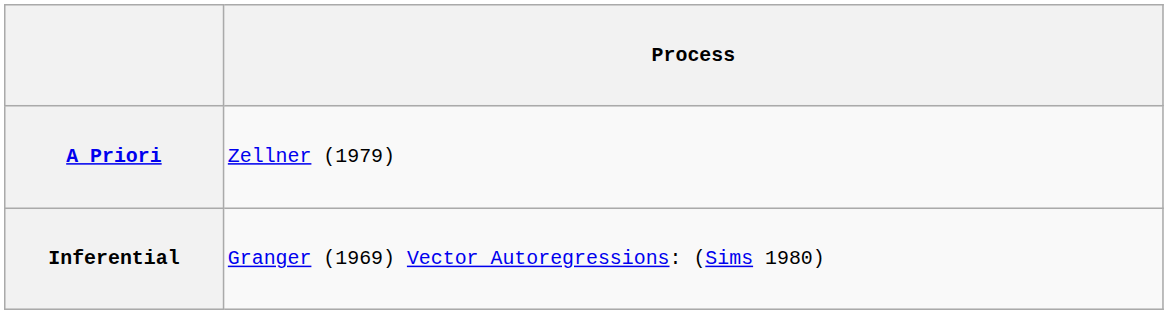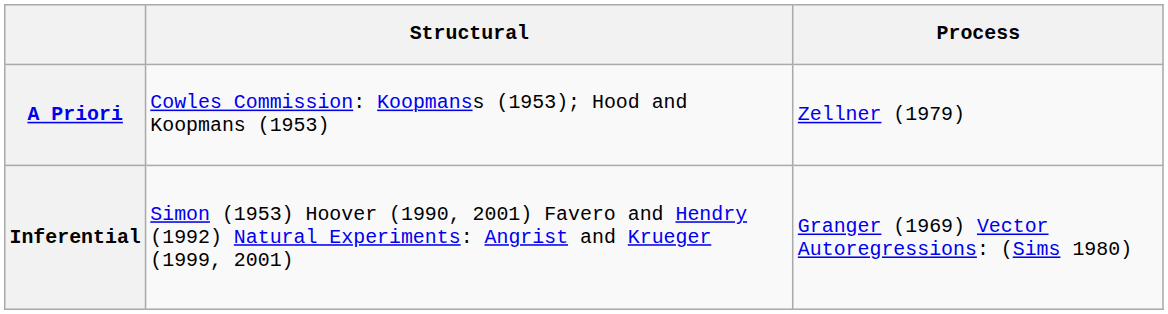+ column: (469, 34)
